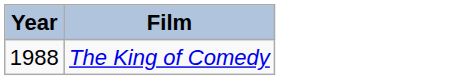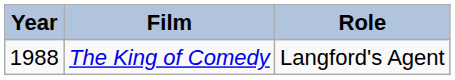+ column: (362, 22)
